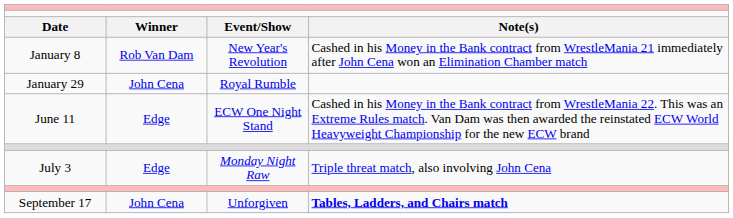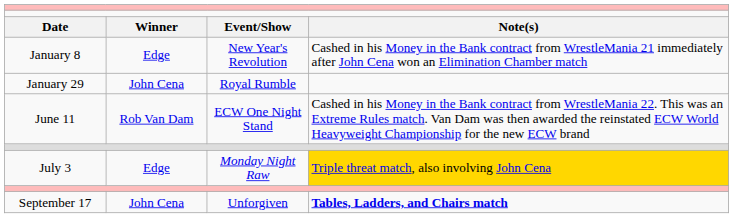(156, 55) Rob Van Dam -> (156, 55) Edge
(156, 118) Edge -> (156, 118) Rob Van Dam
(431, 167) no background -> (431, 167) gold background
